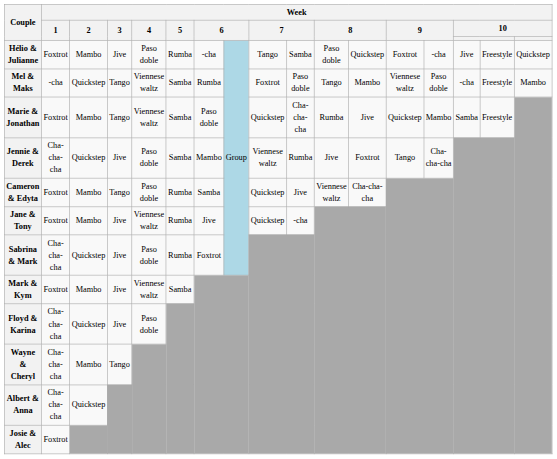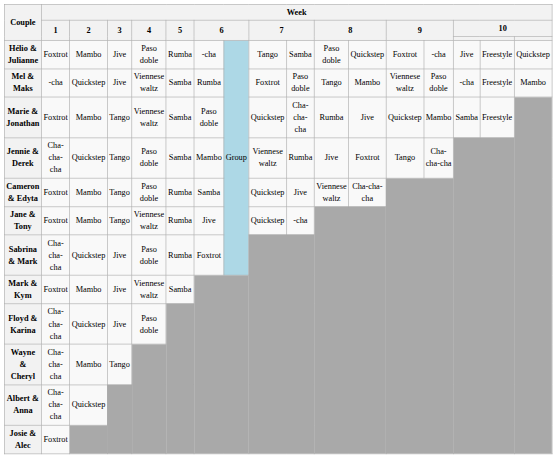(120, 82) Tango -> (120, 82) Jive
(120, 157) Jive -> (120, 157) Tango
(120, 220) Jive -> (120, 220) Tango
